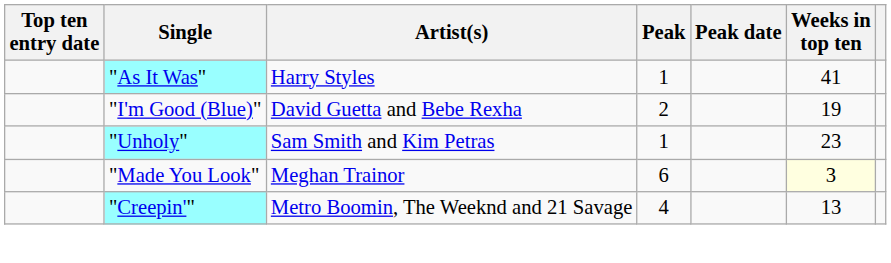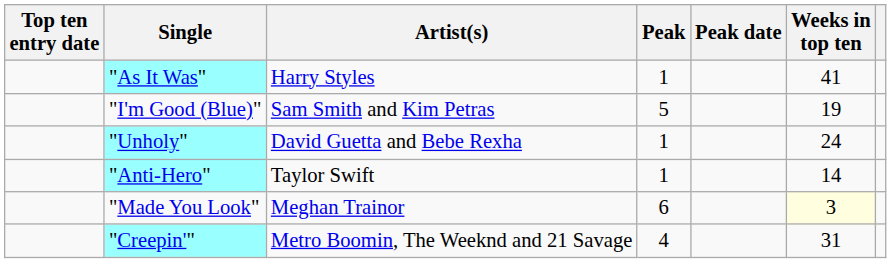(396, 109) David Guetta and Bebe Rexha -> (383, 109) Sam Smith and Kim Petras
(664, 109) 2 -> (664, 109) 5
(383, 142) Sam Smith and Kim Petras -> (396, 142) David Guetta and Bebe Rexha
(831, 142) 23 -> (831, 142) 24
+ row: (160, 175)
(831, 207) 13 -> (831, 240) 31
